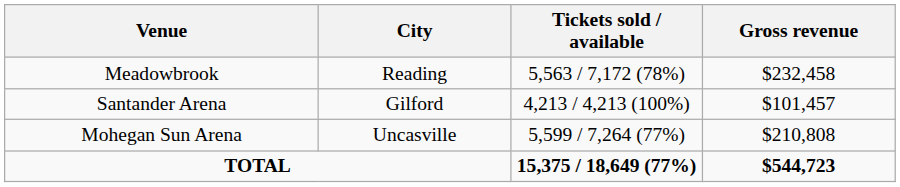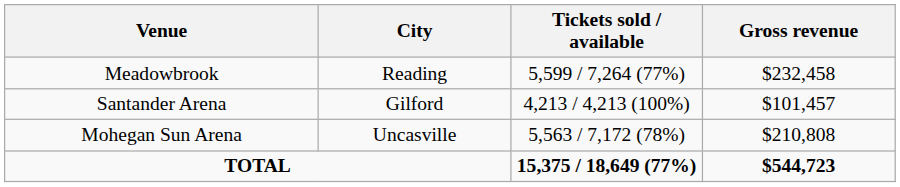(607, 72) 5,563 / 7,172 (78%) -> (607, 72) 5,599 / 7,264 (77%)
(607, 134) 5,599 / 7,264 (77%) -> (607, 134) 5,563 / 7,172 (78%)
